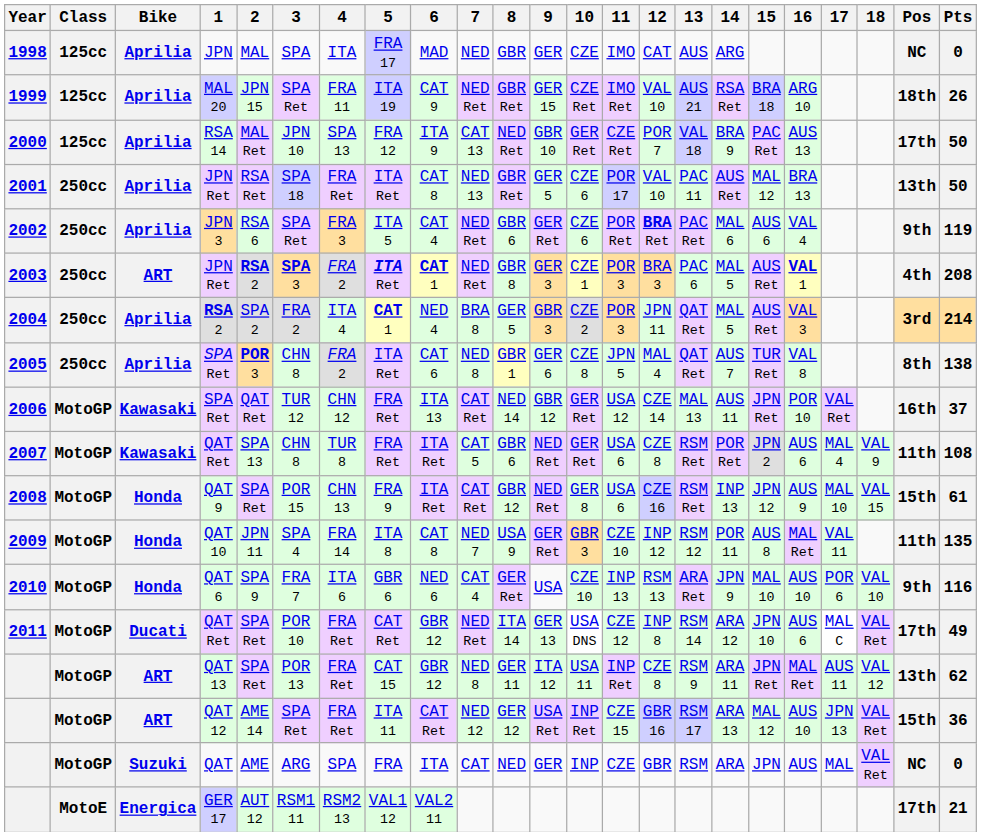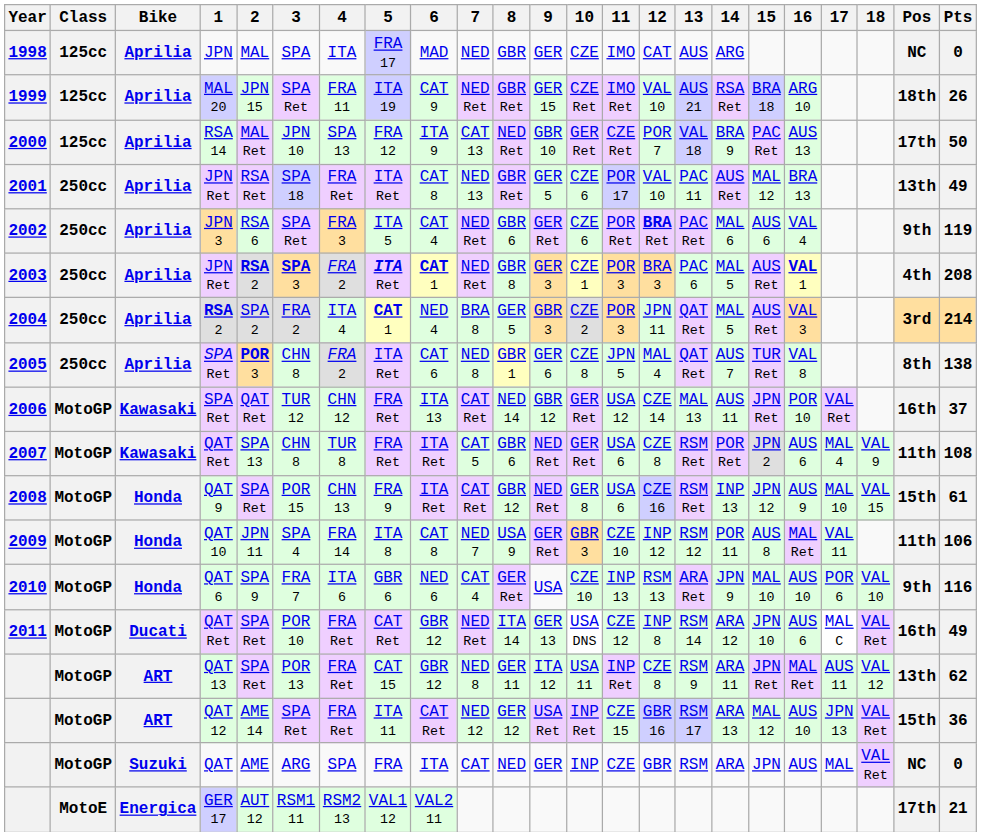(958, 186) 50 -> (958, 186) 49
(158, 275) ART -> (158, 275) Aprilia
(958, 543) 135 -> (958, 543) 106
(917, 632) 17th -> (917, 632) 16th
